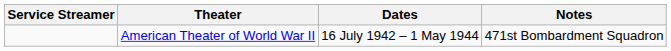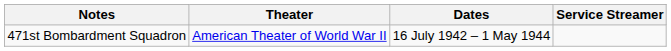columns swapped: (61, 14) <-> (574, 14)
